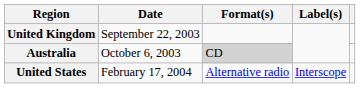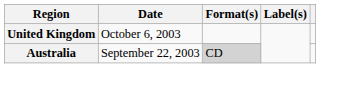(150, 33) September 22, 2003 -> (141, 33) October 6, 2003
(141, 53) October 6, 2003 -> (150, 53) September 22, 2003
- row: (51, 72)
